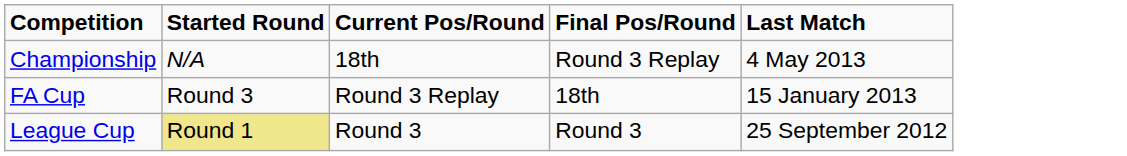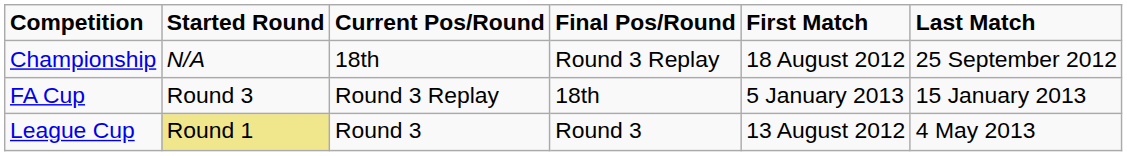+ column: (807, 22)
(806, 58) 4 May 2013 -> (1016, 58) 25 September 2012
(847, 131) 25 September 2012 -> (976, 131) 4 May 2013
